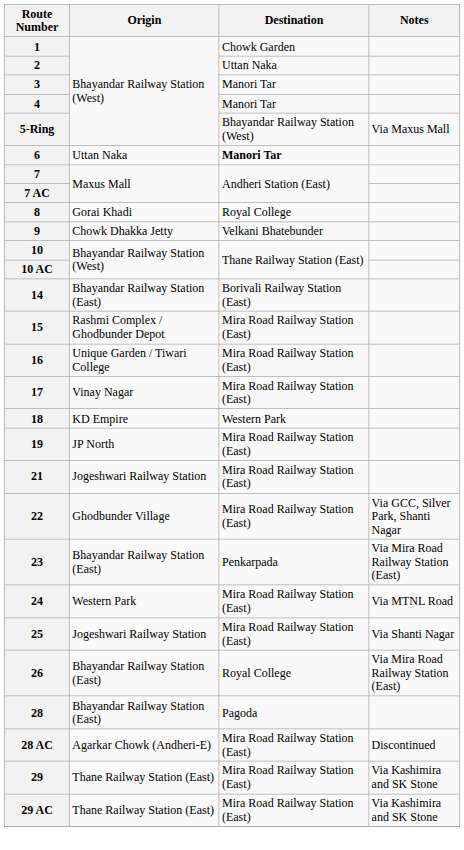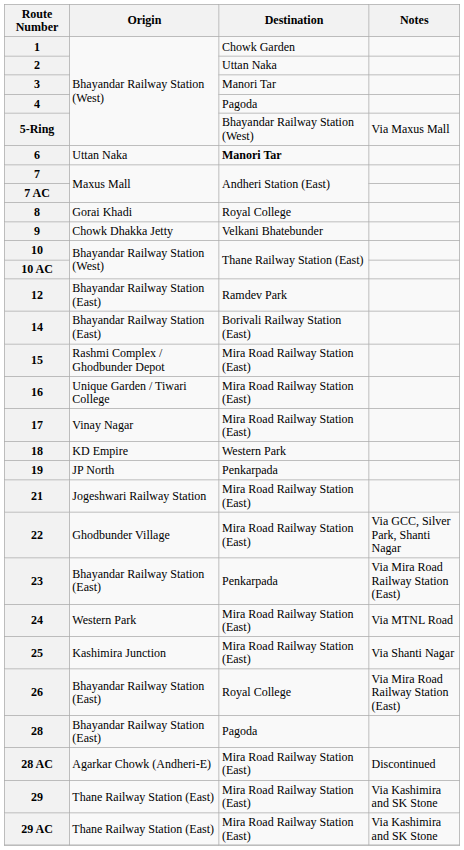(249, 103) Manori Tar -> (240, 103) Pagoda
+ row: (37, 295)
(288, 444) Mira Road Railway Station (East) -> (250, 470) Penkarpada
(139, 633) Jogeshwari Railway Station -> (119, 653) Kashimira Junction
